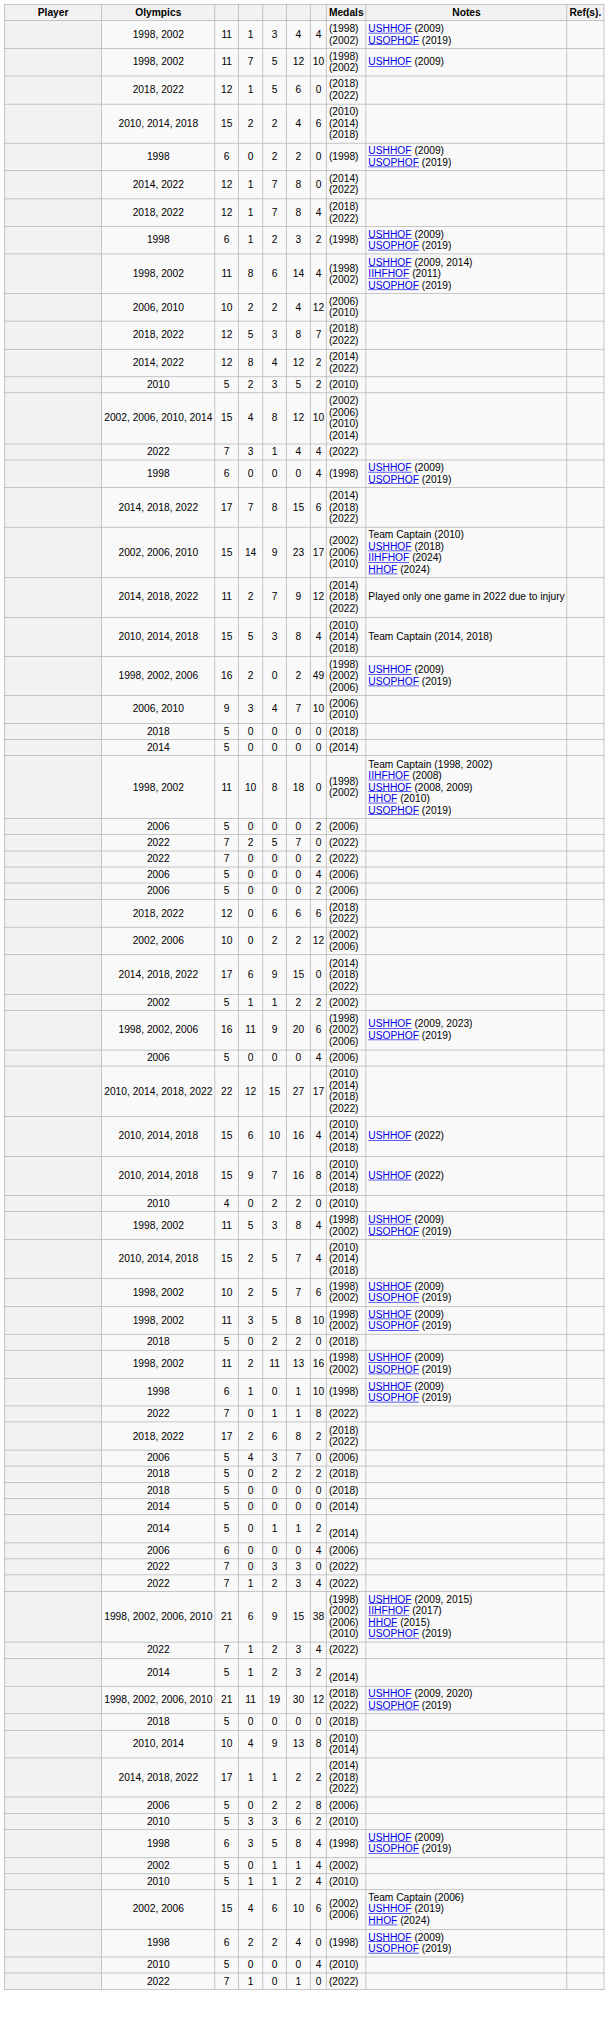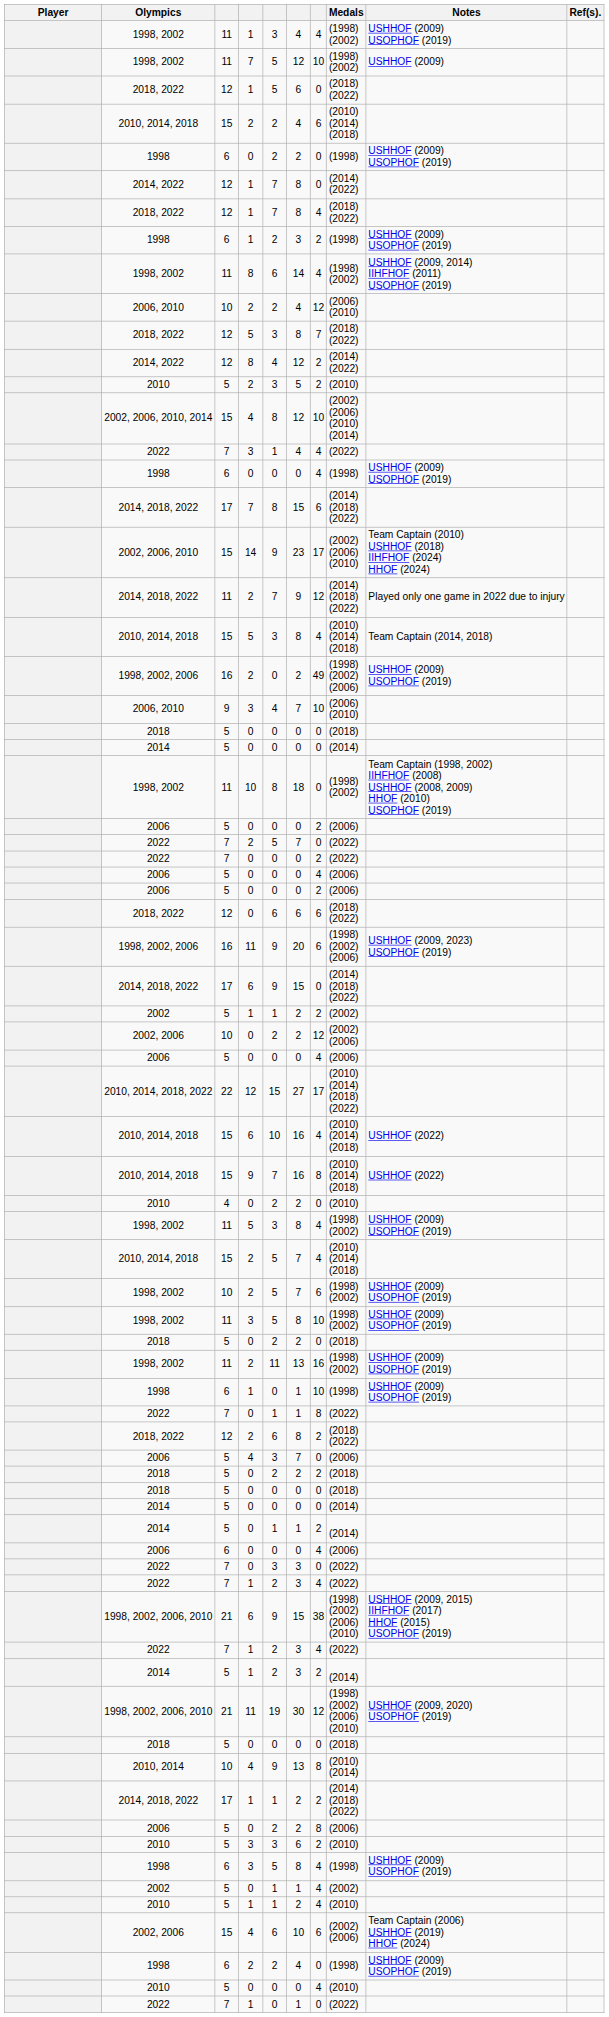rows swapped: (158, 941) <-> (158, 1030)
(227, 1436) 17 -> (227, 1436) 12
(344, 1700) (2018) (2022) -> (344, 1711) (1998) (2002) (2006) (2010)
